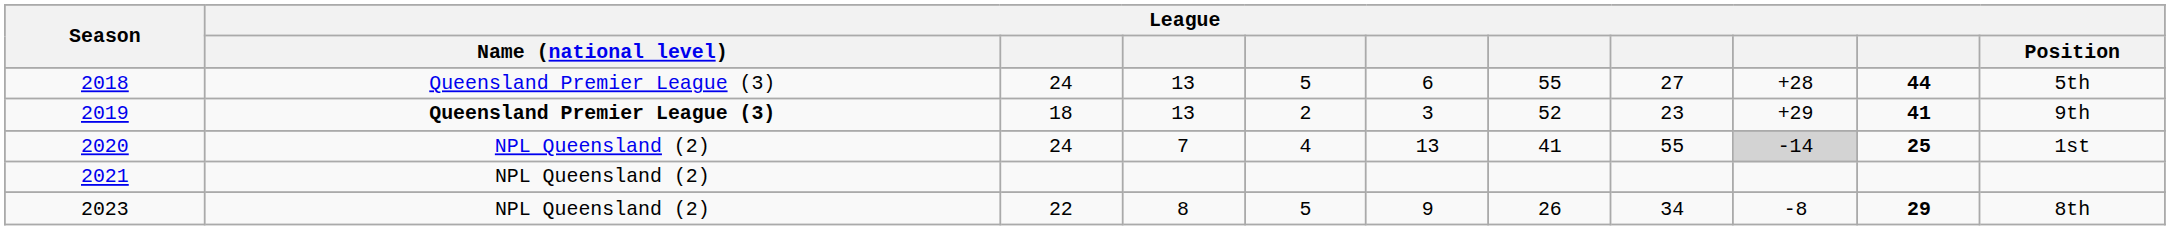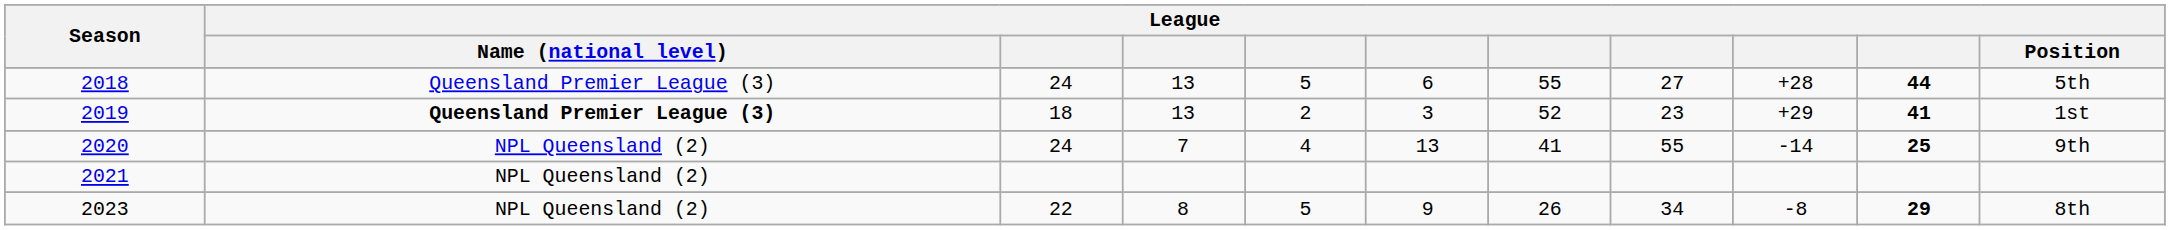(2072, 115) 9th -> (2072, 115) 1st
(1796, 146) lightgrey background -> (1796, 146) no background
(2072, 146) 1st -> (2072, 146) 9th
